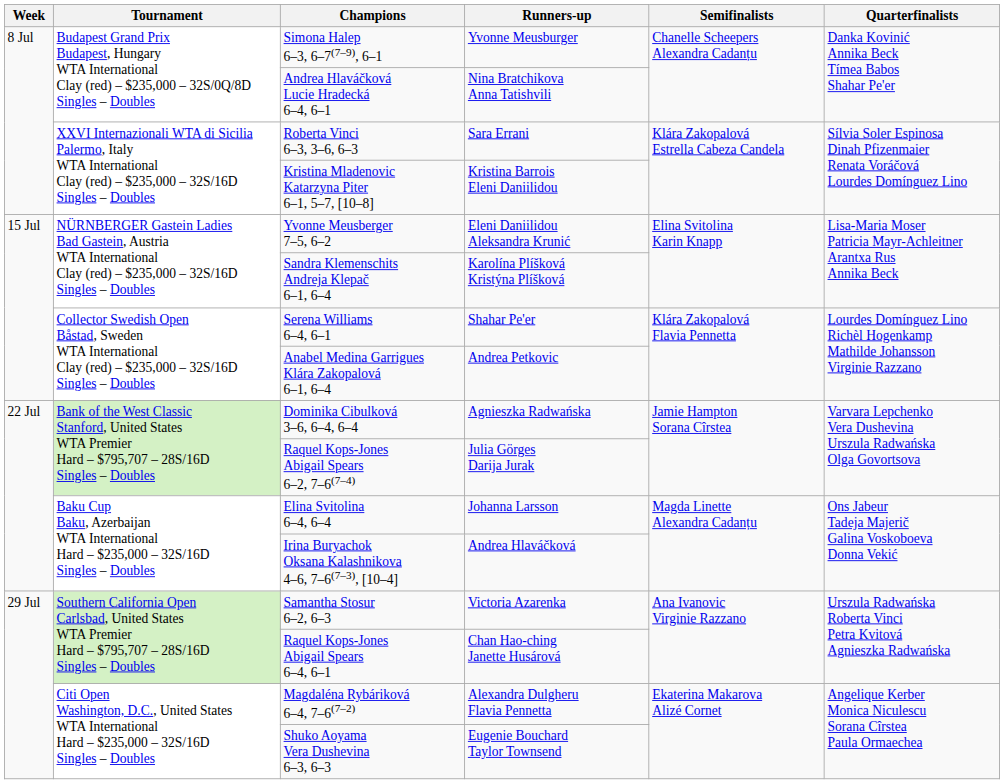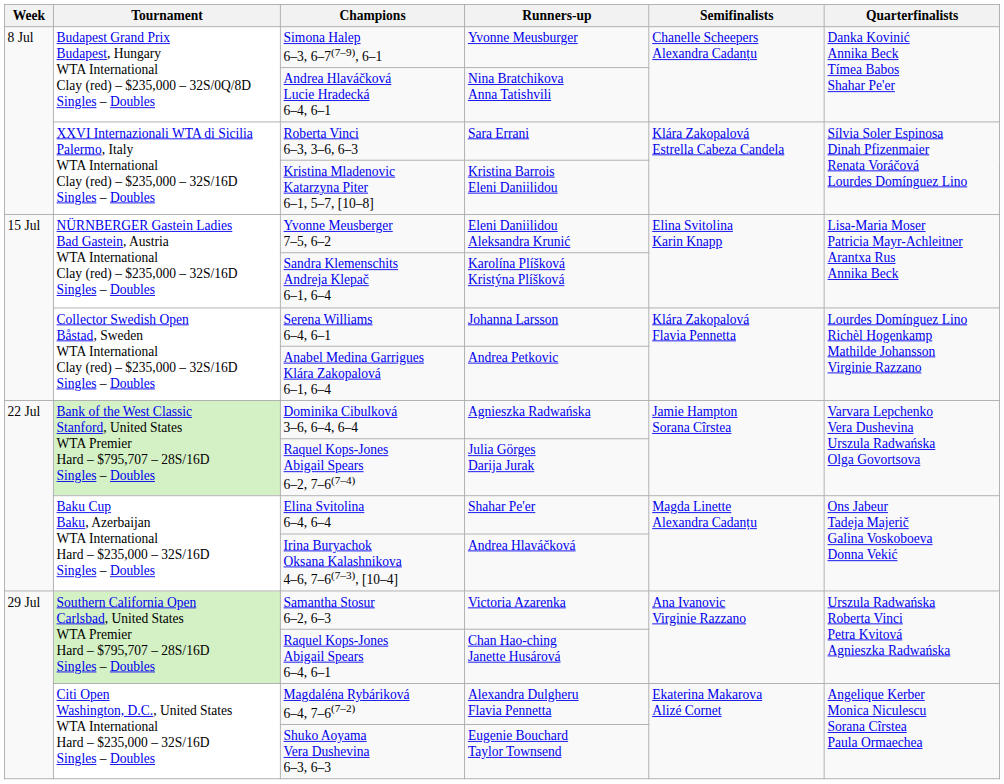(502, 318) Shahar Pe'er -> (513, 318) Johanna Larsson
(513, 506) Johanna Larsson -> (502, 506) Shahar Pe'er
